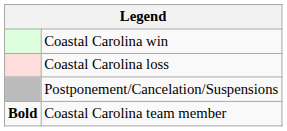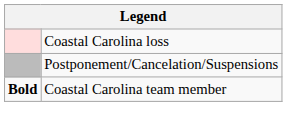- row: (106, 41)
